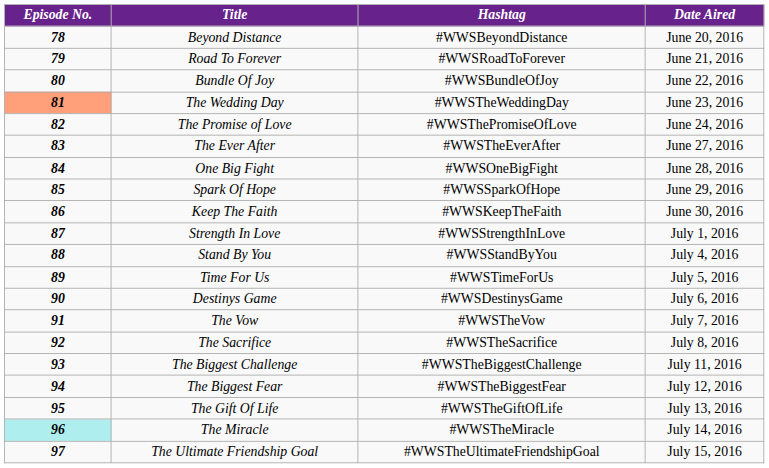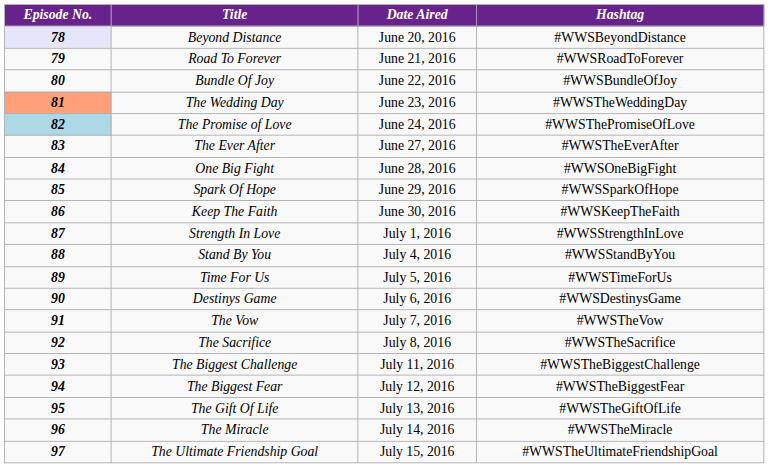columns swapped: (502, 15) <-> (705, 15)
(58, 37) no background -> (58, 37) lavender background
(58, 124) no background -> (58, 124) lightblue background
(58, 430) paleturquoise background -> (58, 430) no background
